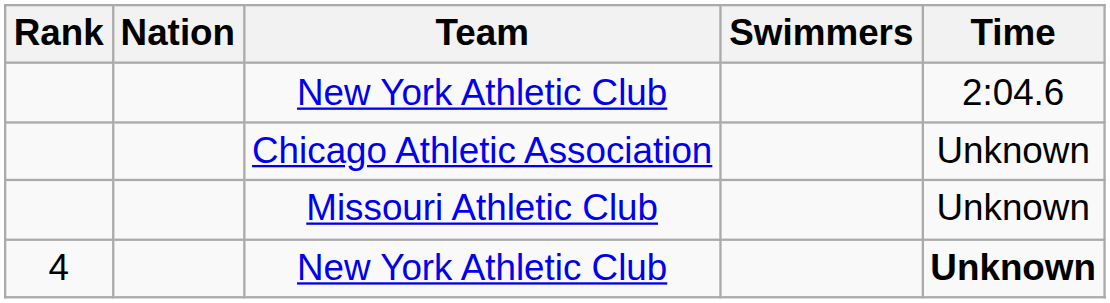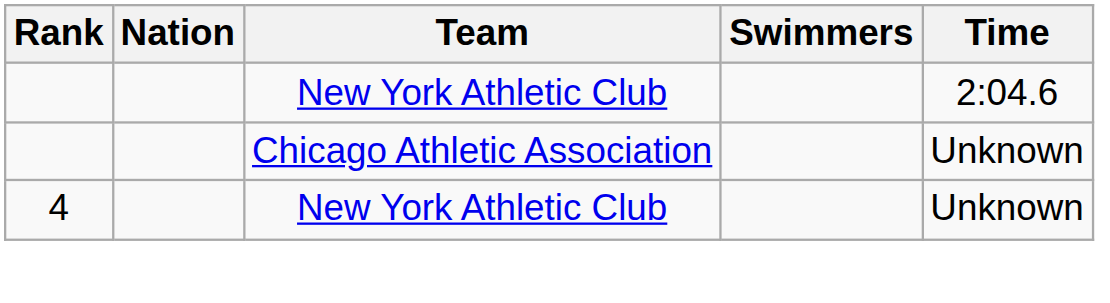- row: (59, 209)
(1013, 267) bold -> (1007, 208) normal
